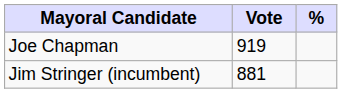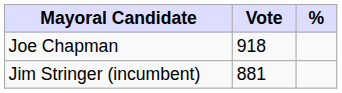(251, 46) 919 -> (251, 46) 918
